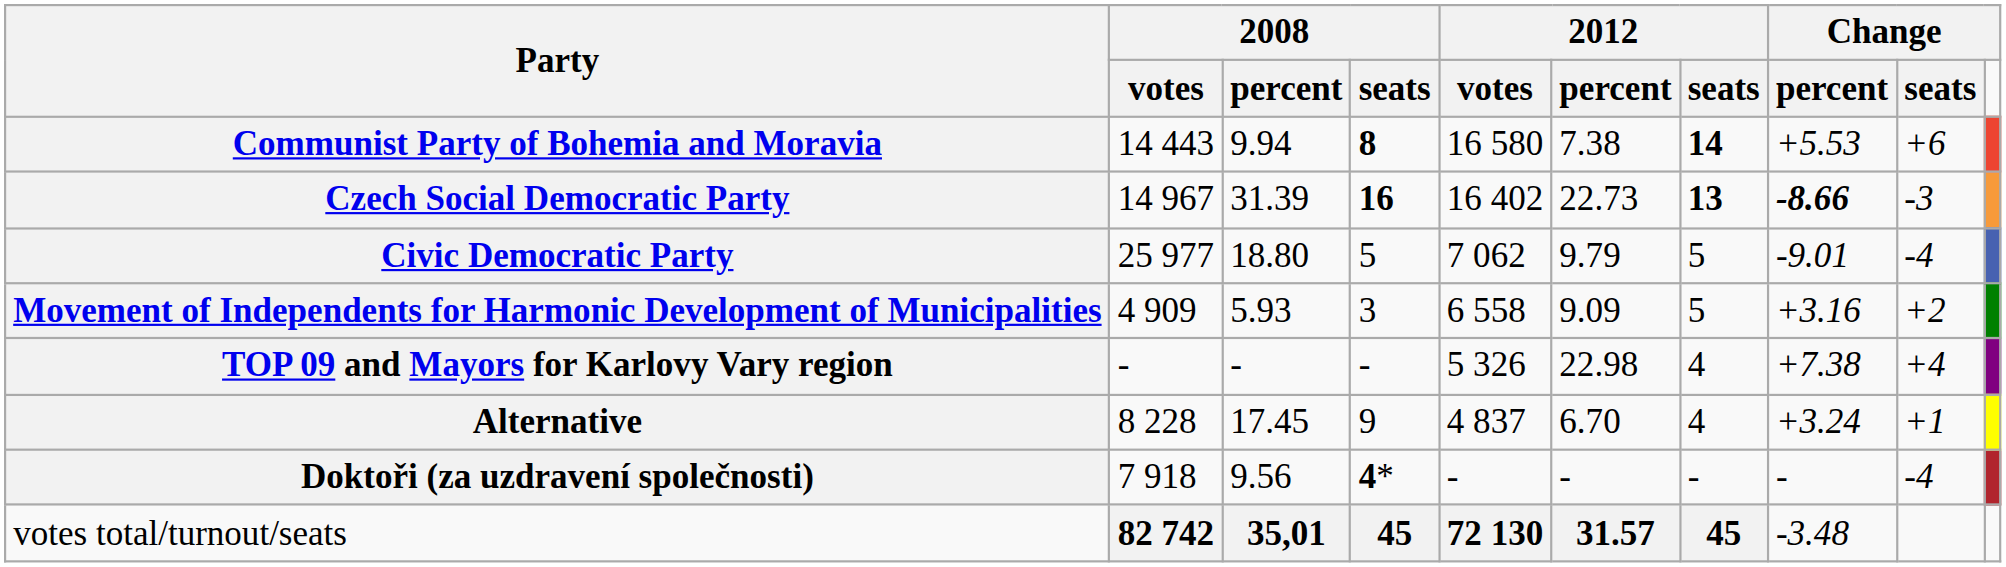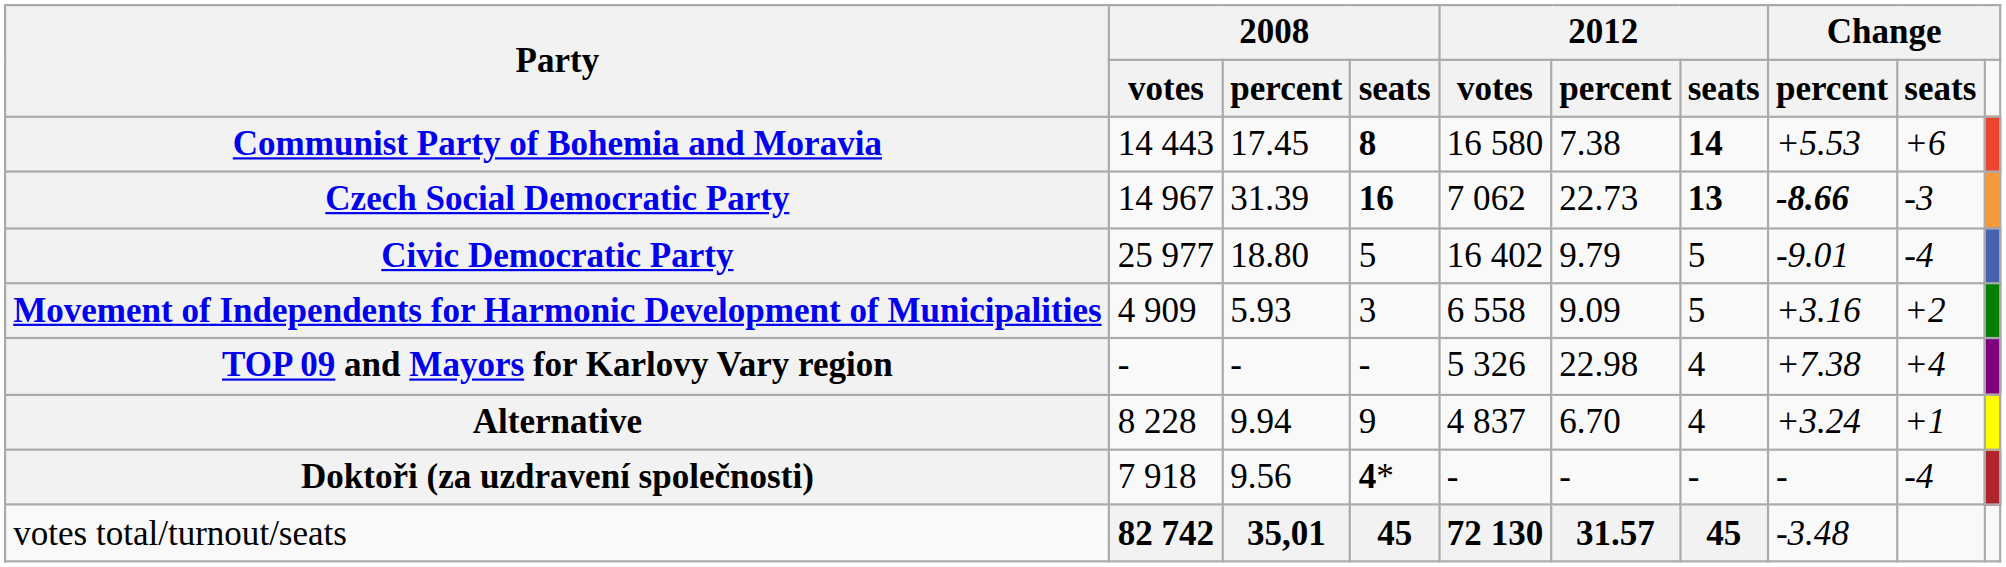(1261, 143) 9.94 -> (1270, 143) 17.45
(1495, 198) 16 402 -> (1486, 198) 7 062
(1486, 254) 7 062 -> (1495, 254) 16 402
(1270, 421) 17.45 -> (1261, 421) 9.94
